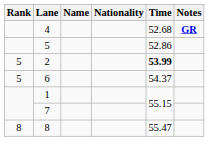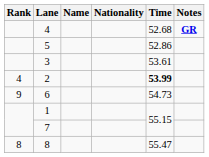+ row: (47, 62)
(19, 62) 5 -> (19, 78) 4
(19, 78) 5 -> (19, 95) 9
(160, 78) 54.37 -> (160, 95) 54.73
